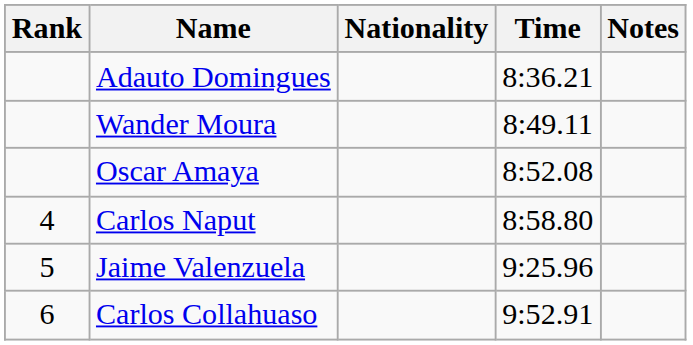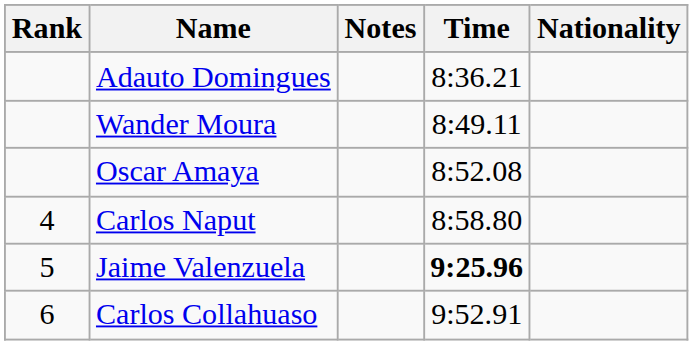columns swapped: (416, 28) <-> (643, 28)
(548, 266) normal -> (477, 266) bold
